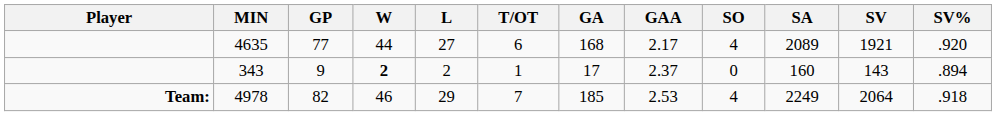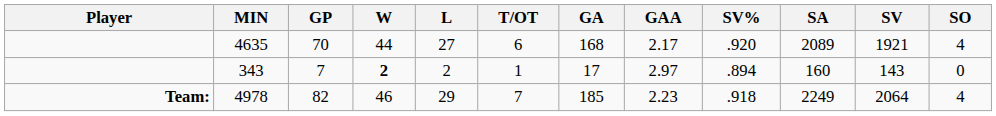columns swapped: (734, 17) <-> (953, 17)
(321, 44) 77 -> (321, 44) 70
(321, 70) 9 -> (321, 70) 7
(663, 70) 2.37 -> (663, 70) 2.97
(663, 96) 2.53 -> (663, 96) 2.23
